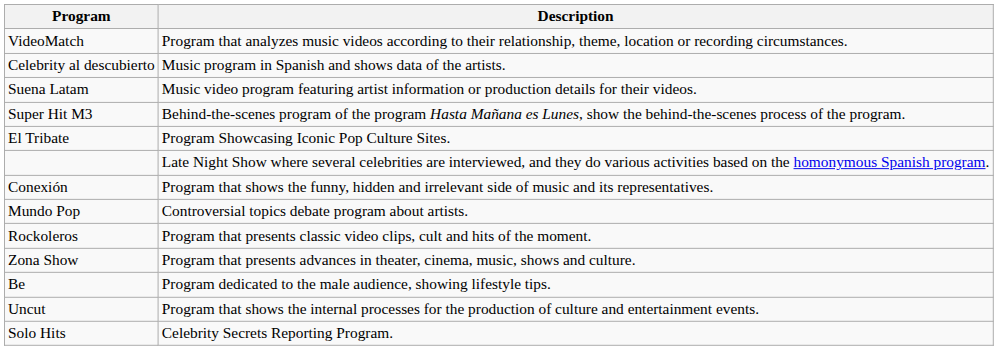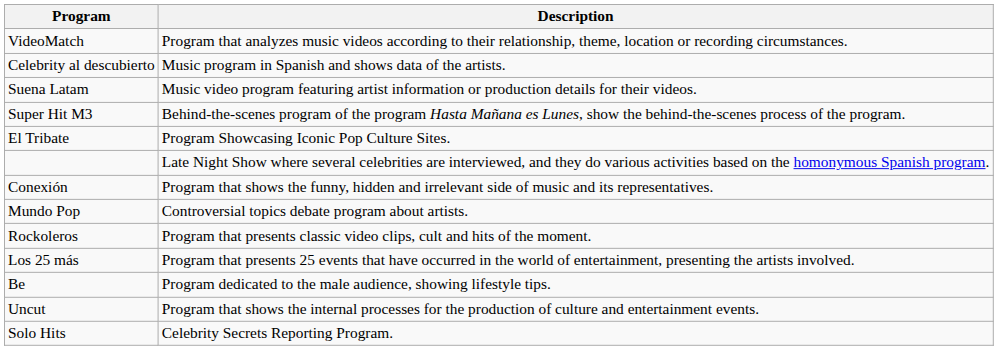- row: (43, 260)
+ row: (43, 260)
